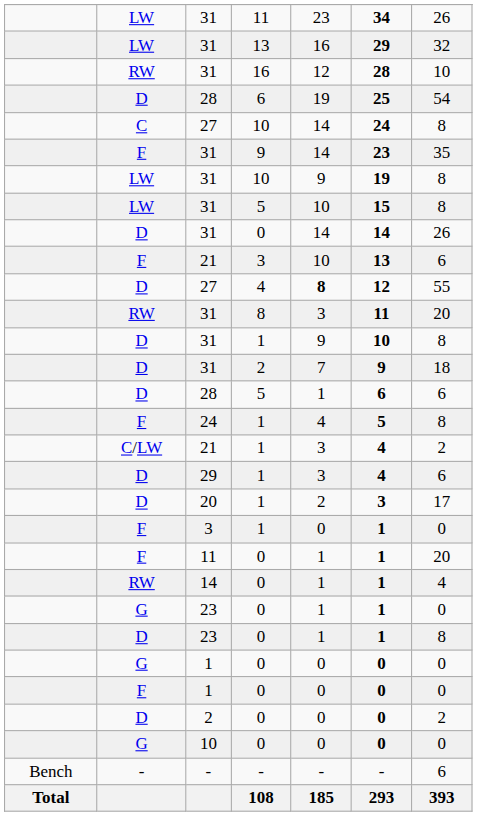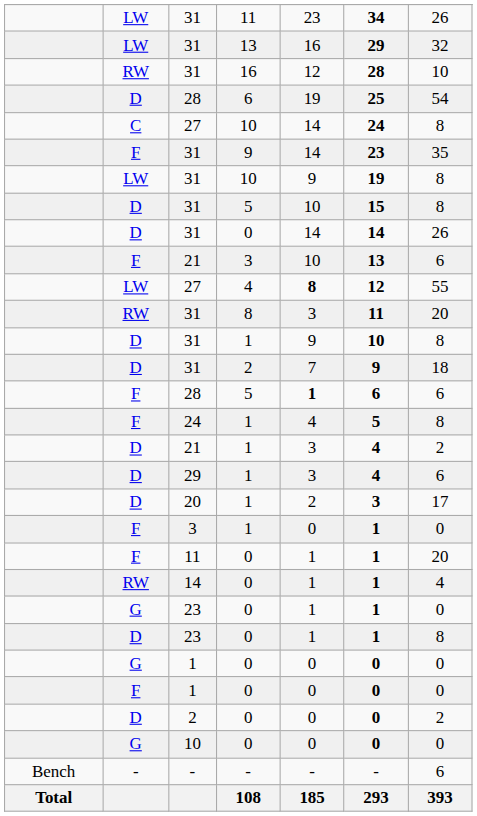(142, 206) LW -> (136, 206) D
(142, 286) D -> (136, 286) LW
(142, 394) D -> (136, 394) F
(321, 394) normal -> (312, 394) bold
(142, 448) C/LW -> (136, 448) D
